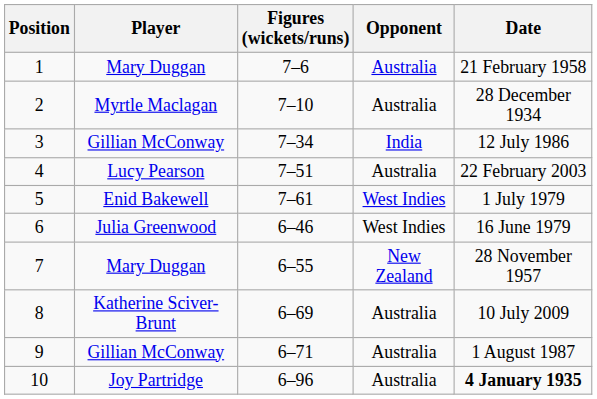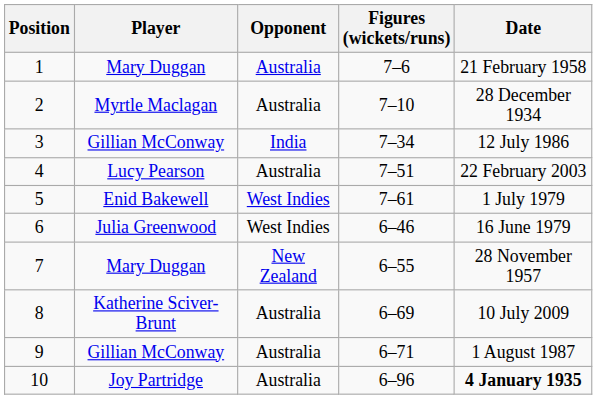columns swapped: (296, 28) <-> (404, 28)
